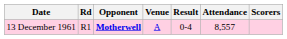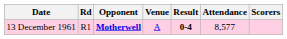(186, 27) normal -> (186, 27) bold
(225, 27) 8,557 -> (225, 27) 8,577
